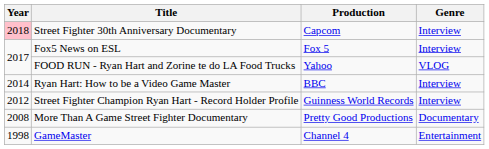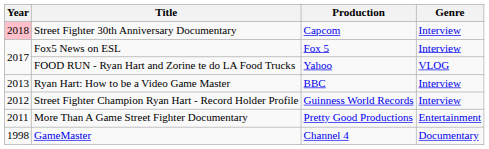(18, 83) 2014 -> (18, 83) 2013
(18, 118) 2008 -> (18, 118) 2011
(449, 118) Documentary -> (450, 118) Entertainment
(450, 135) Entertainment -> (449, 135) Documentary
